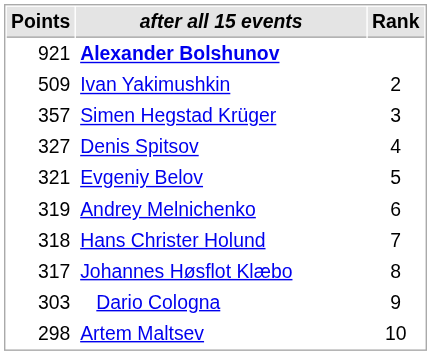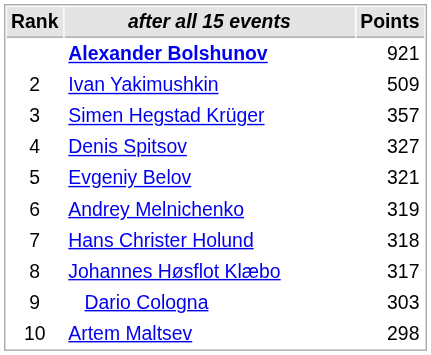columns swapped: (396, 22) <-> (41, 22)
